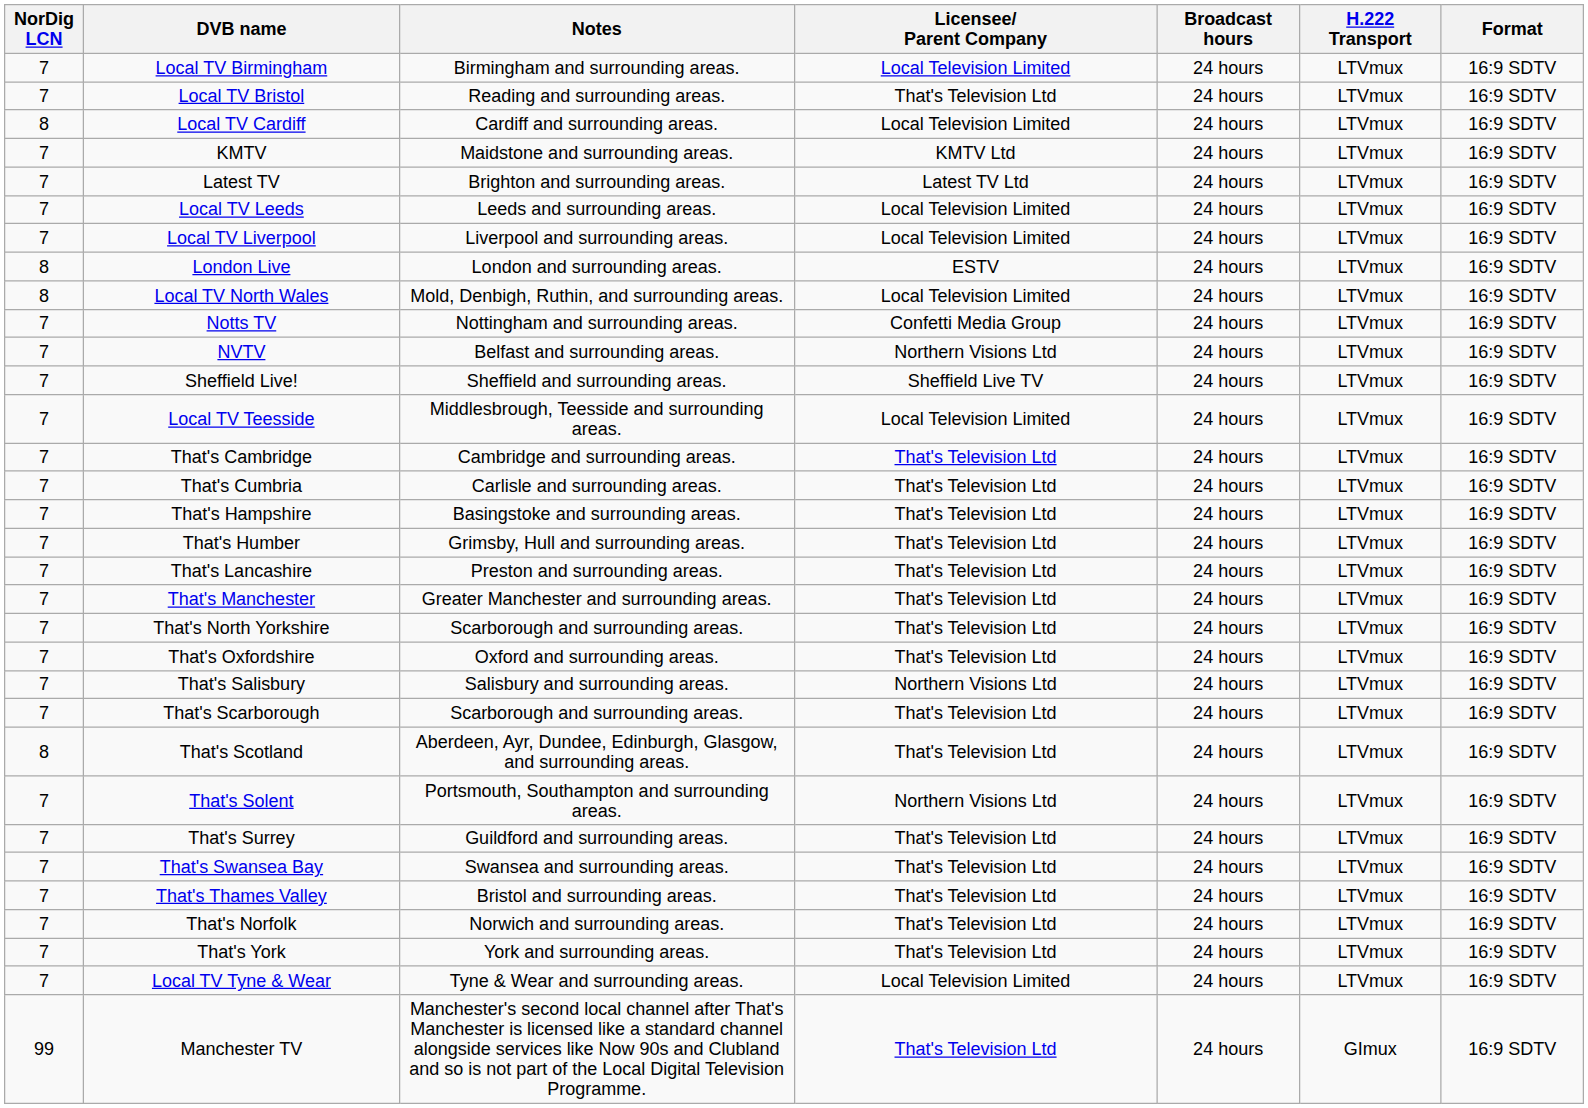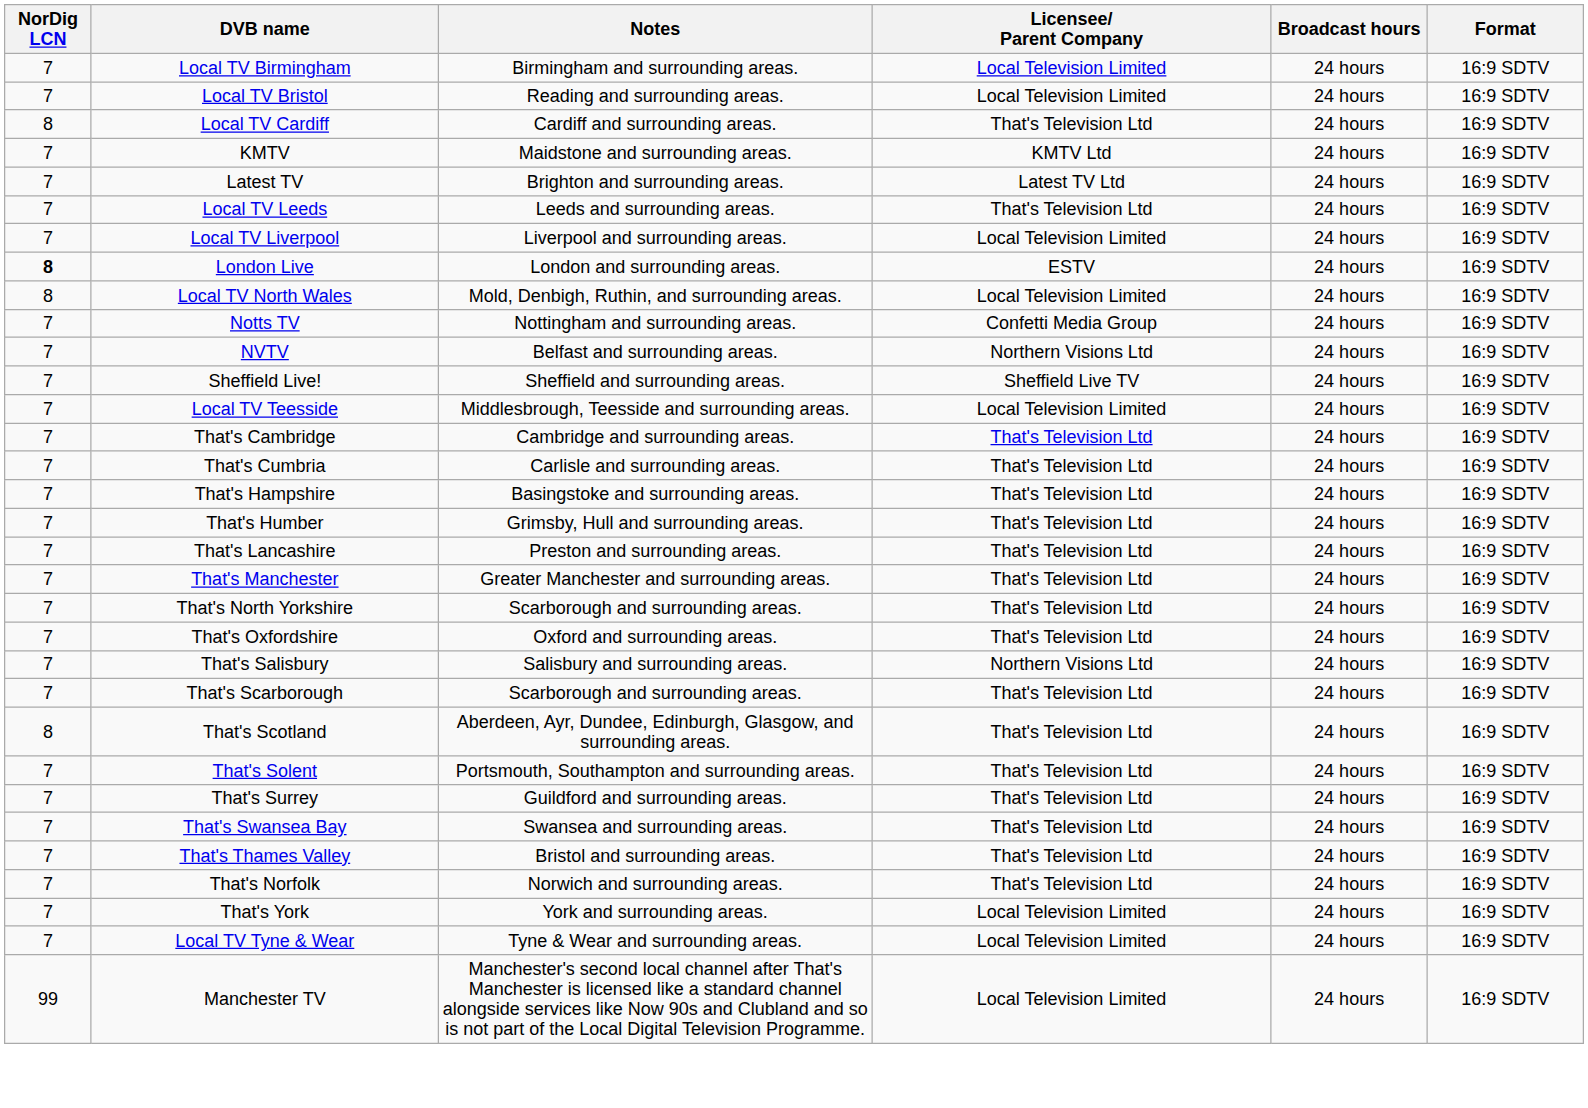- column: (1370, 29)
(976, 96) That's Television Ltd -> (1072, 96) Local Television Limited
(976, 125) Local Television Limited -> (1072, 125) That's Television Ltd
(976, 210) Local Television Limited -> (1072, 210) That's Television Ltd
(44, 267) normal -> (48, 267) bold
(976, 800) Northern Visions Ltd -> (1072, 770) That's Television Ltd
(976, 952) That's Television Ltd -> (1072, 912) Local Television Limited
(976, 1049) That's Television Ltd -> (1072, 999) Local Television Limited
